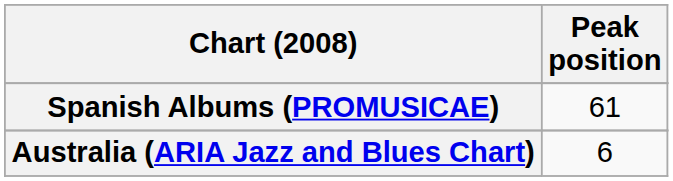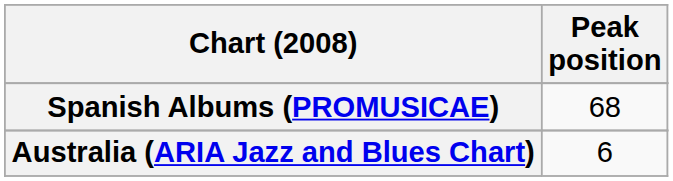(605, 106) 61 -> (605, 106) 68
